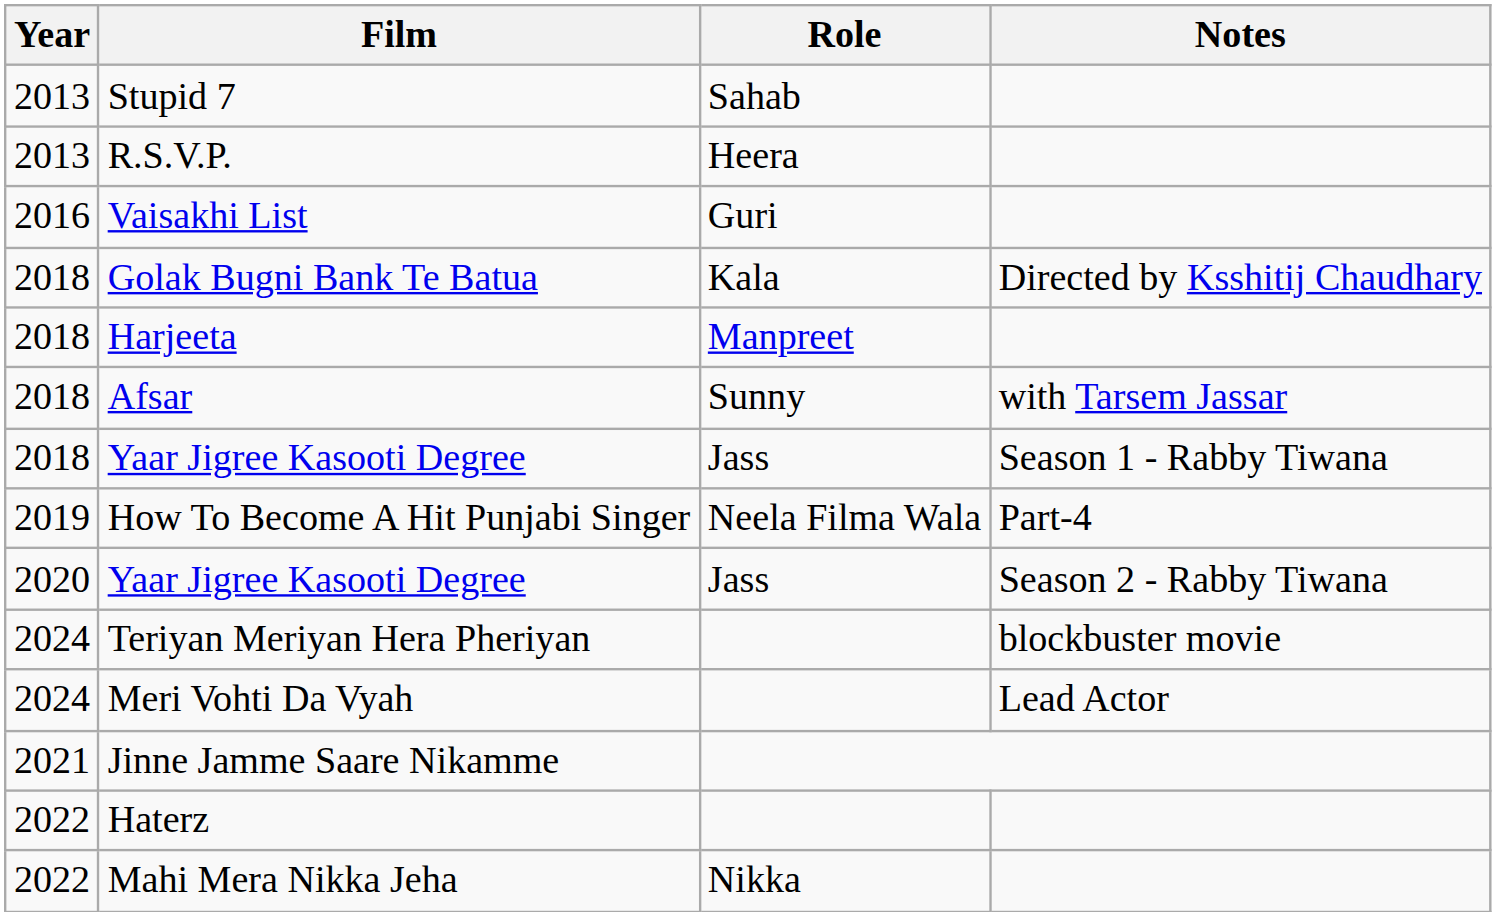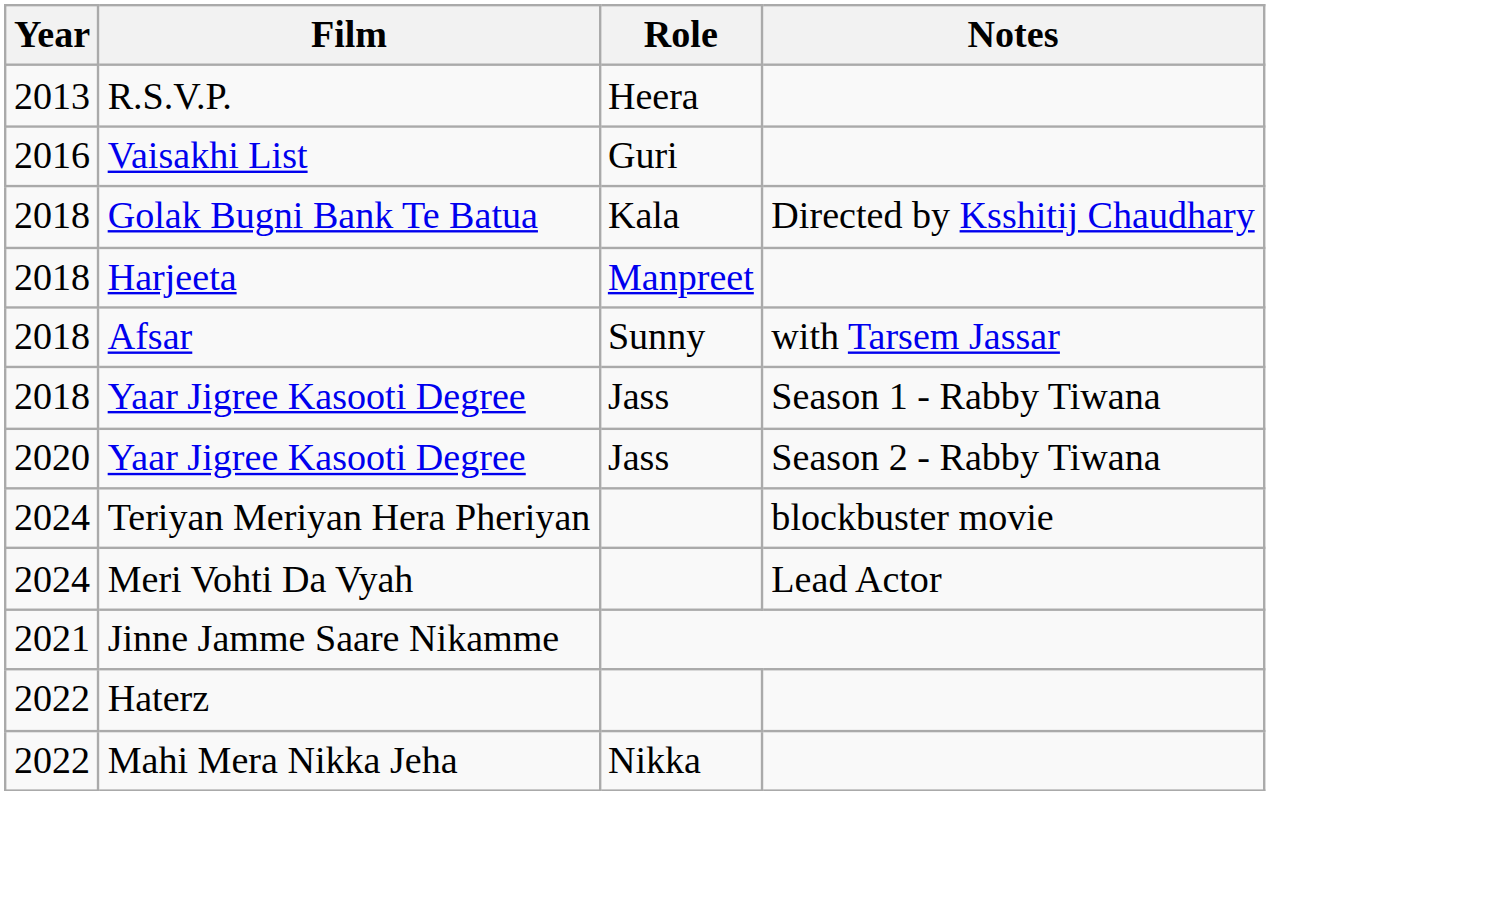- row: (52, 95)
- row: (52, 517)
